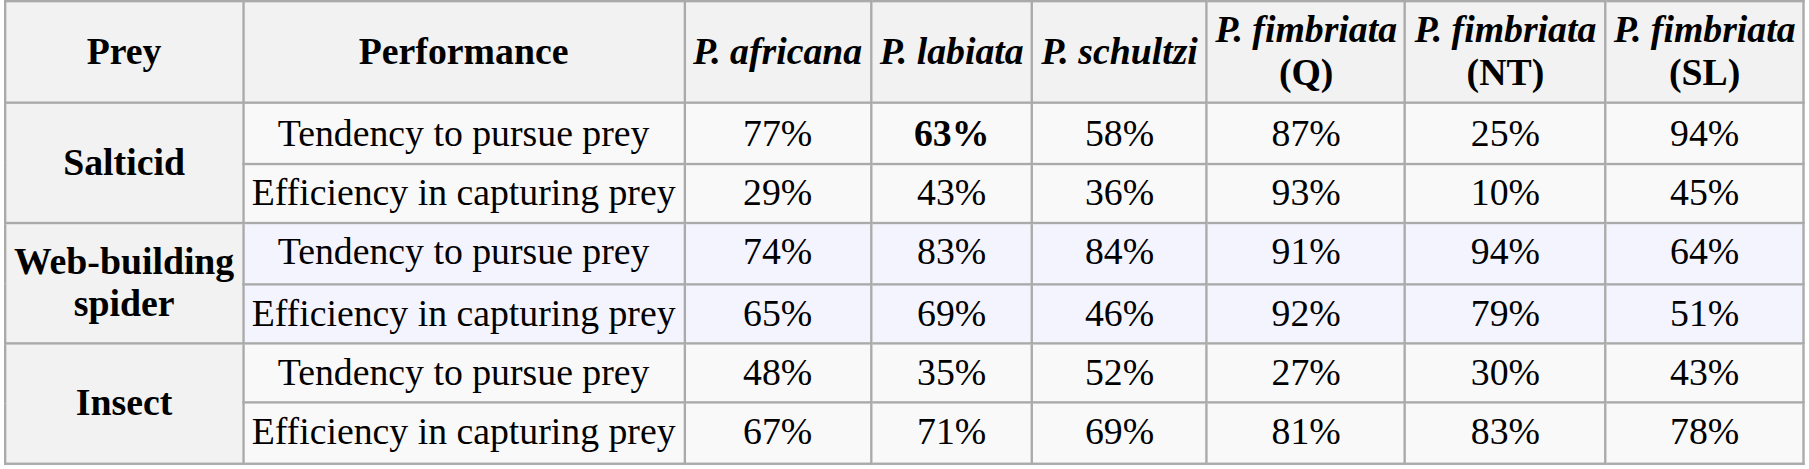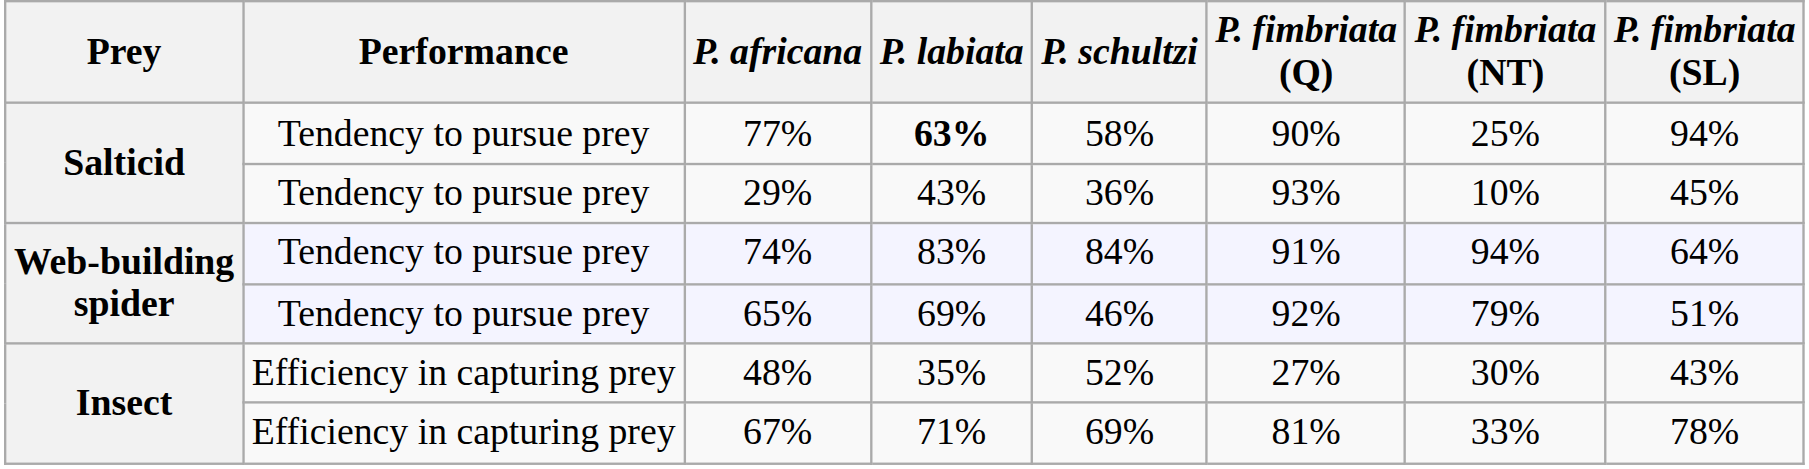(1306, 132) 87% -> (1306, 132) 90%
(464, 192) Efficiency in capturing prey -> (464, 192) Tendency to pursue prey
(464, 312) Efficiency in capturing prey -> (464, 312) Tendency to pursue prey
(464, 372) Tendency to pursue prey -> (464, 372) Efficiency in capturing prey
(1505, 432) 83% -> (1505, 432) 33%
